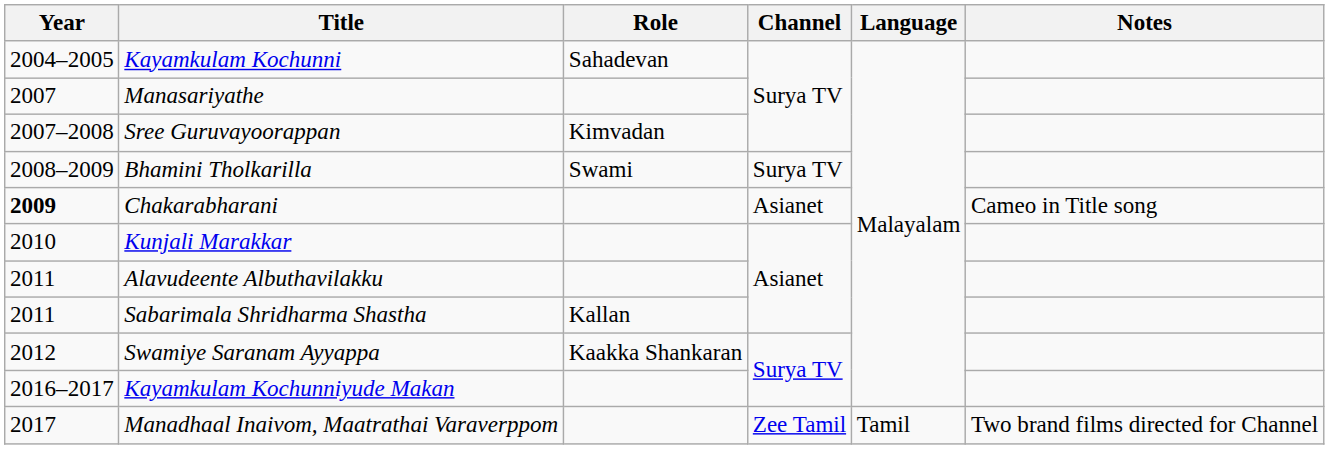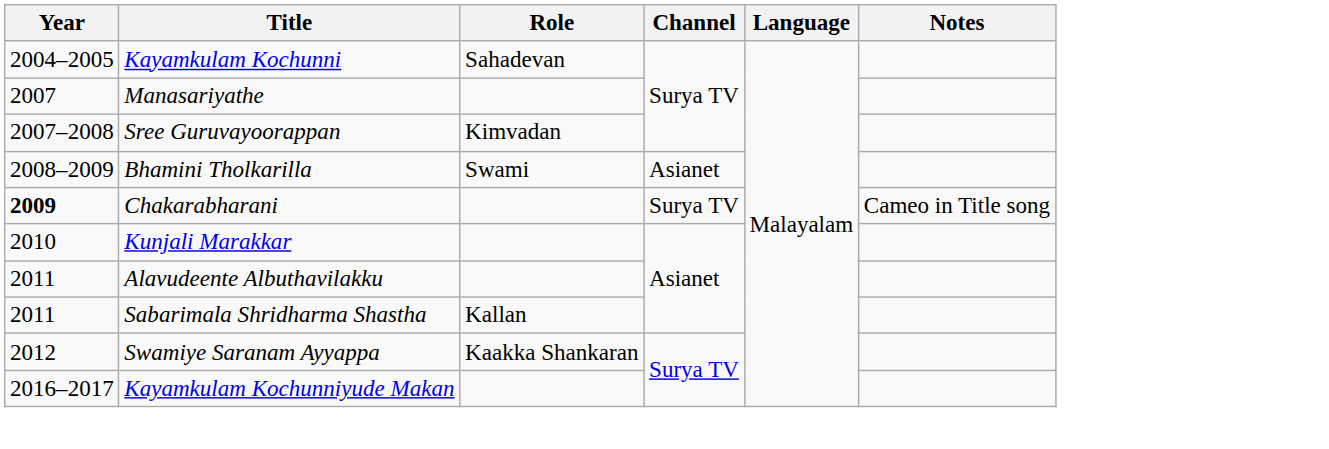(798, 168) Surya TV -> (684, 168) Asianet
(788, 205) Asianet -> (694, 205) Surya TV
- row: (341, 424)
